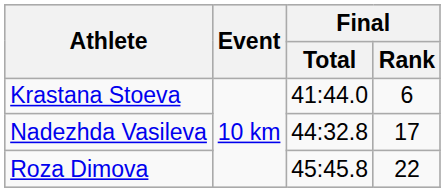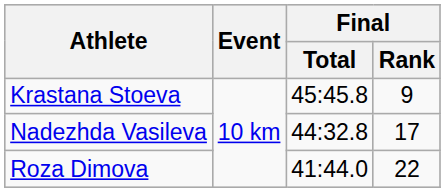(330, 96) 41:44.0 -> (330, 96) 45:45.8
(407, 96) 6 -> (407, 96) 9
(330, 169) 45:45.8 -> (330, 169) 41:44.0
